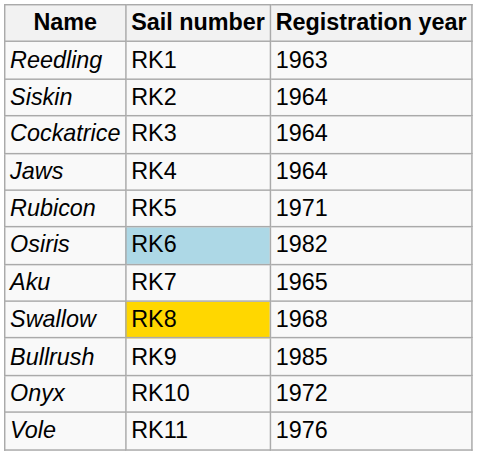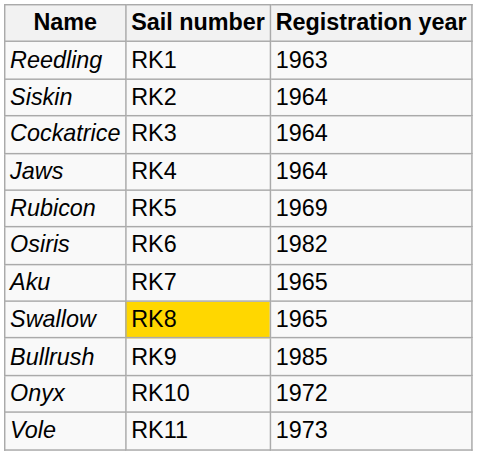(302, 208) 1971 -> (302, 208) 1969
(154, 245) lightblue background -> (154, 245) no background
(302, 319) 1968 -> (302, 319) 1965
(302, 430) 1976 -> (302, 430) 1973
